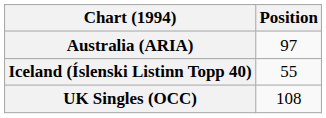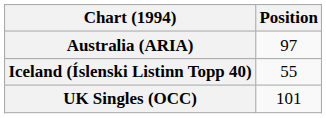(289, 98) 108 -> (289, 98) 101
